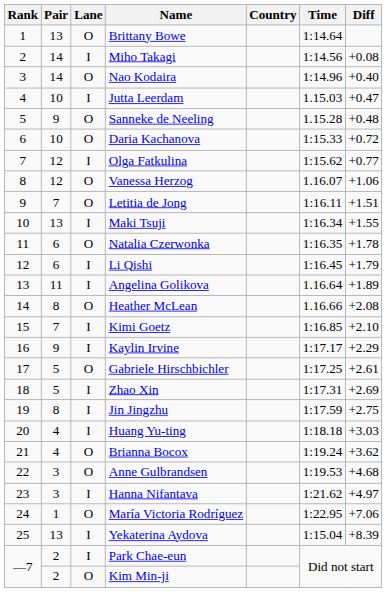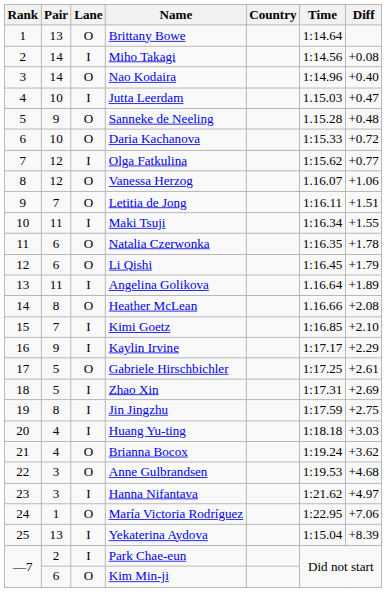(56, 222) 13 -> (56, 222) 11
(88, 264) I -> (88, 264) O
(56, 576) 2 -> (56, 576) 6
